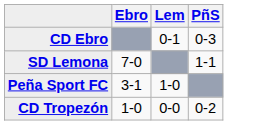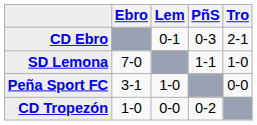+ column: (238, 16)
